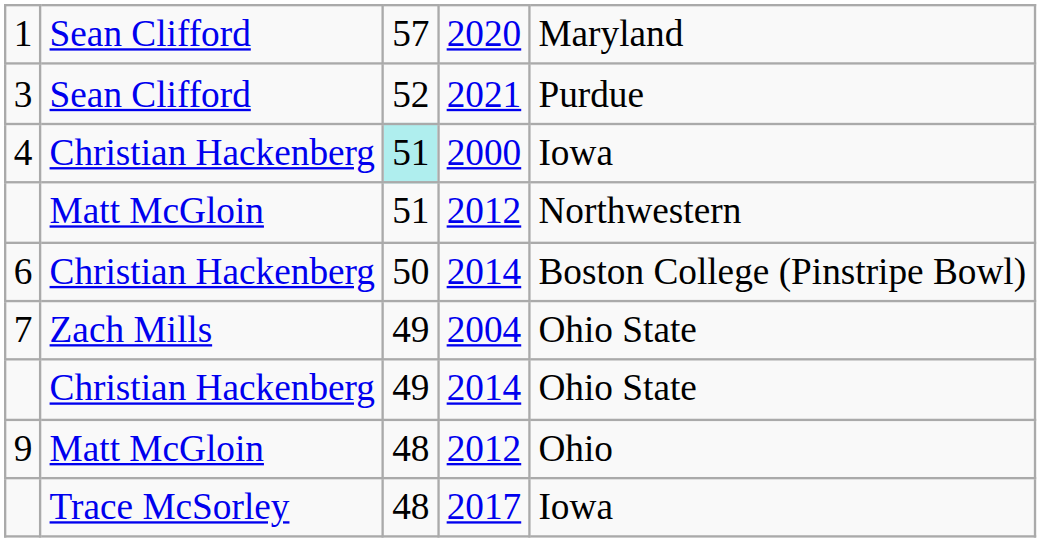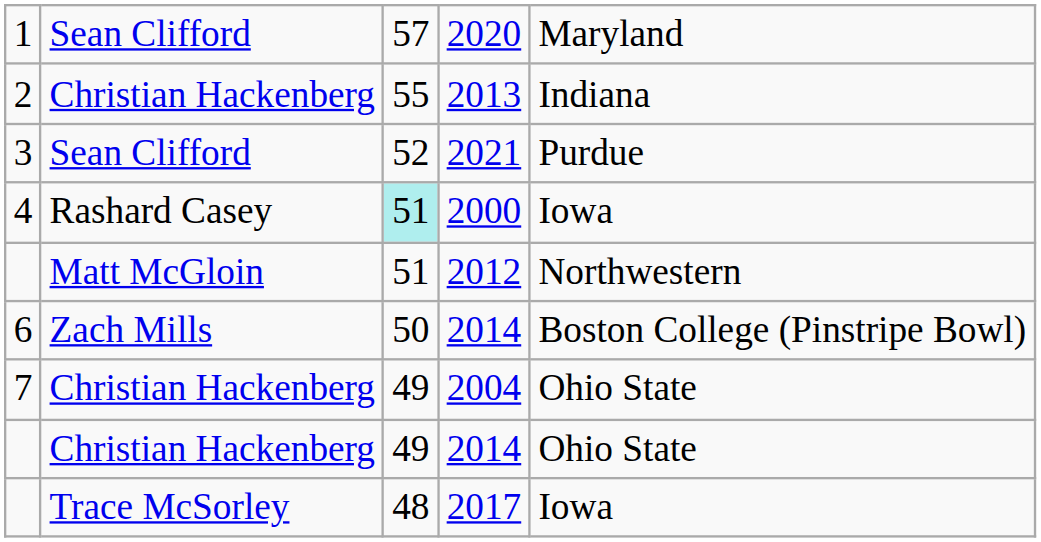+ row: (23, 93)
(212, 152) Christian Hackenberg -> (161, 211) Rashard Casey
(212, 270) Christian Hackenberg -> (131, 329) Zach Mills
(131, 329) Zach Mills -> (212, 388) Christian Hackenberg
- row: (23, 447)
